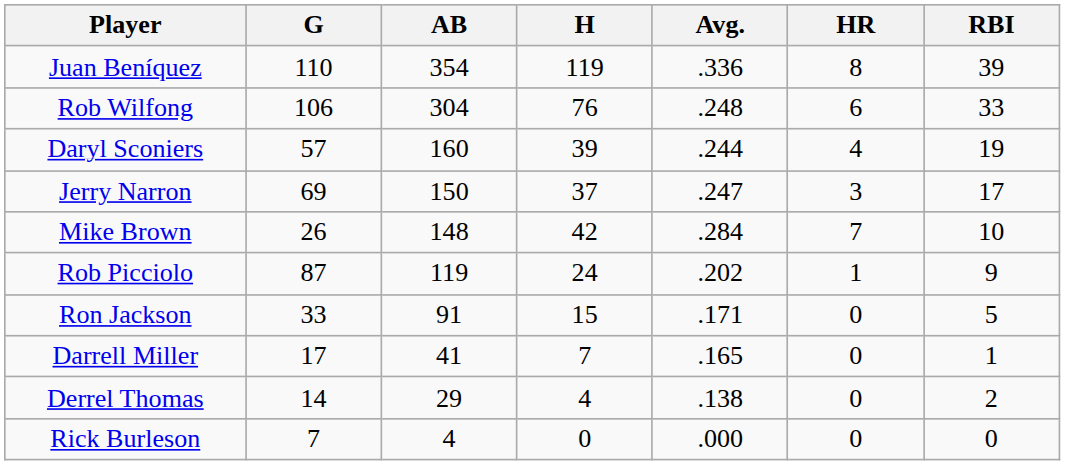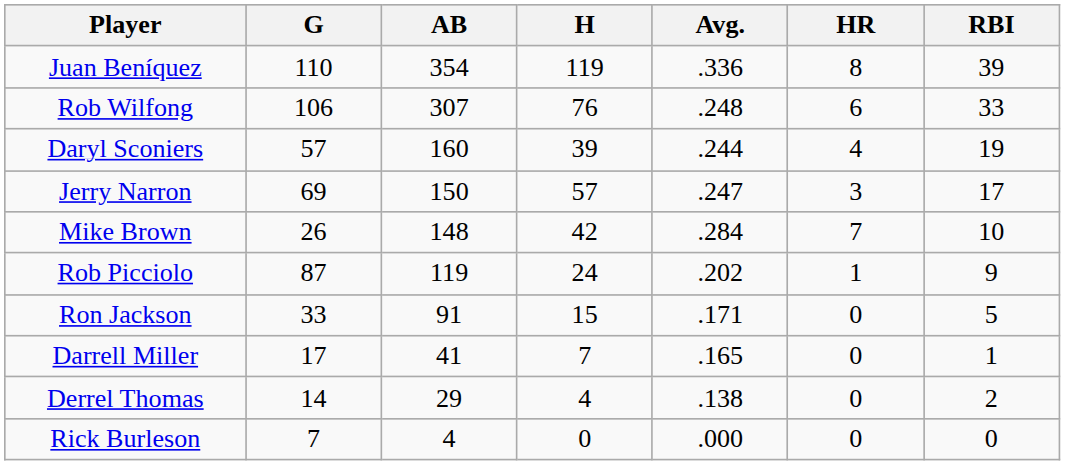(449, 107) 304 -> (449, 107) 307
(585, 190) 37 -> (585, 190) 57
